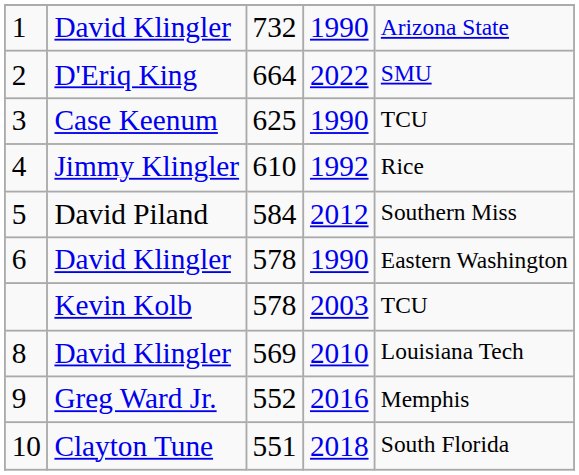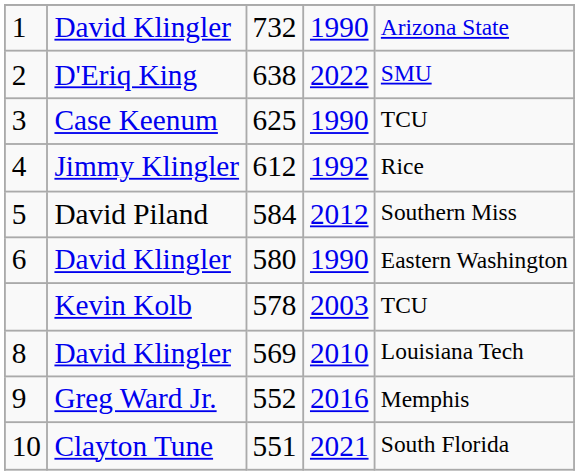(275, 74) 664 -> (275, 74) 638
(275, 167) 610 -> (275, 167) 612
(275, 259) 578 -> (275, 259) 580
(339, 445) 2018 -> (339, 445) 2021
